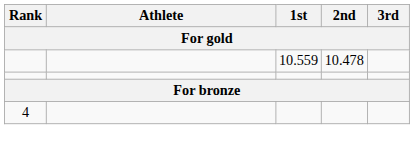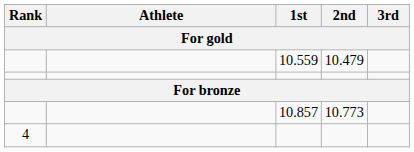(344, 60) 10.478 -> (344, 60) 10.479
+ row: (26, 113)
